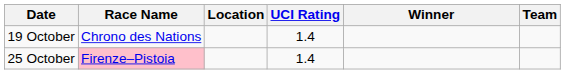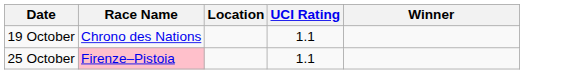- column: (540, 15)
(305, 36) 1.4 -> (305, 36) 1.1
(305, 58) 1.4 -> (305, 58) 1.1
